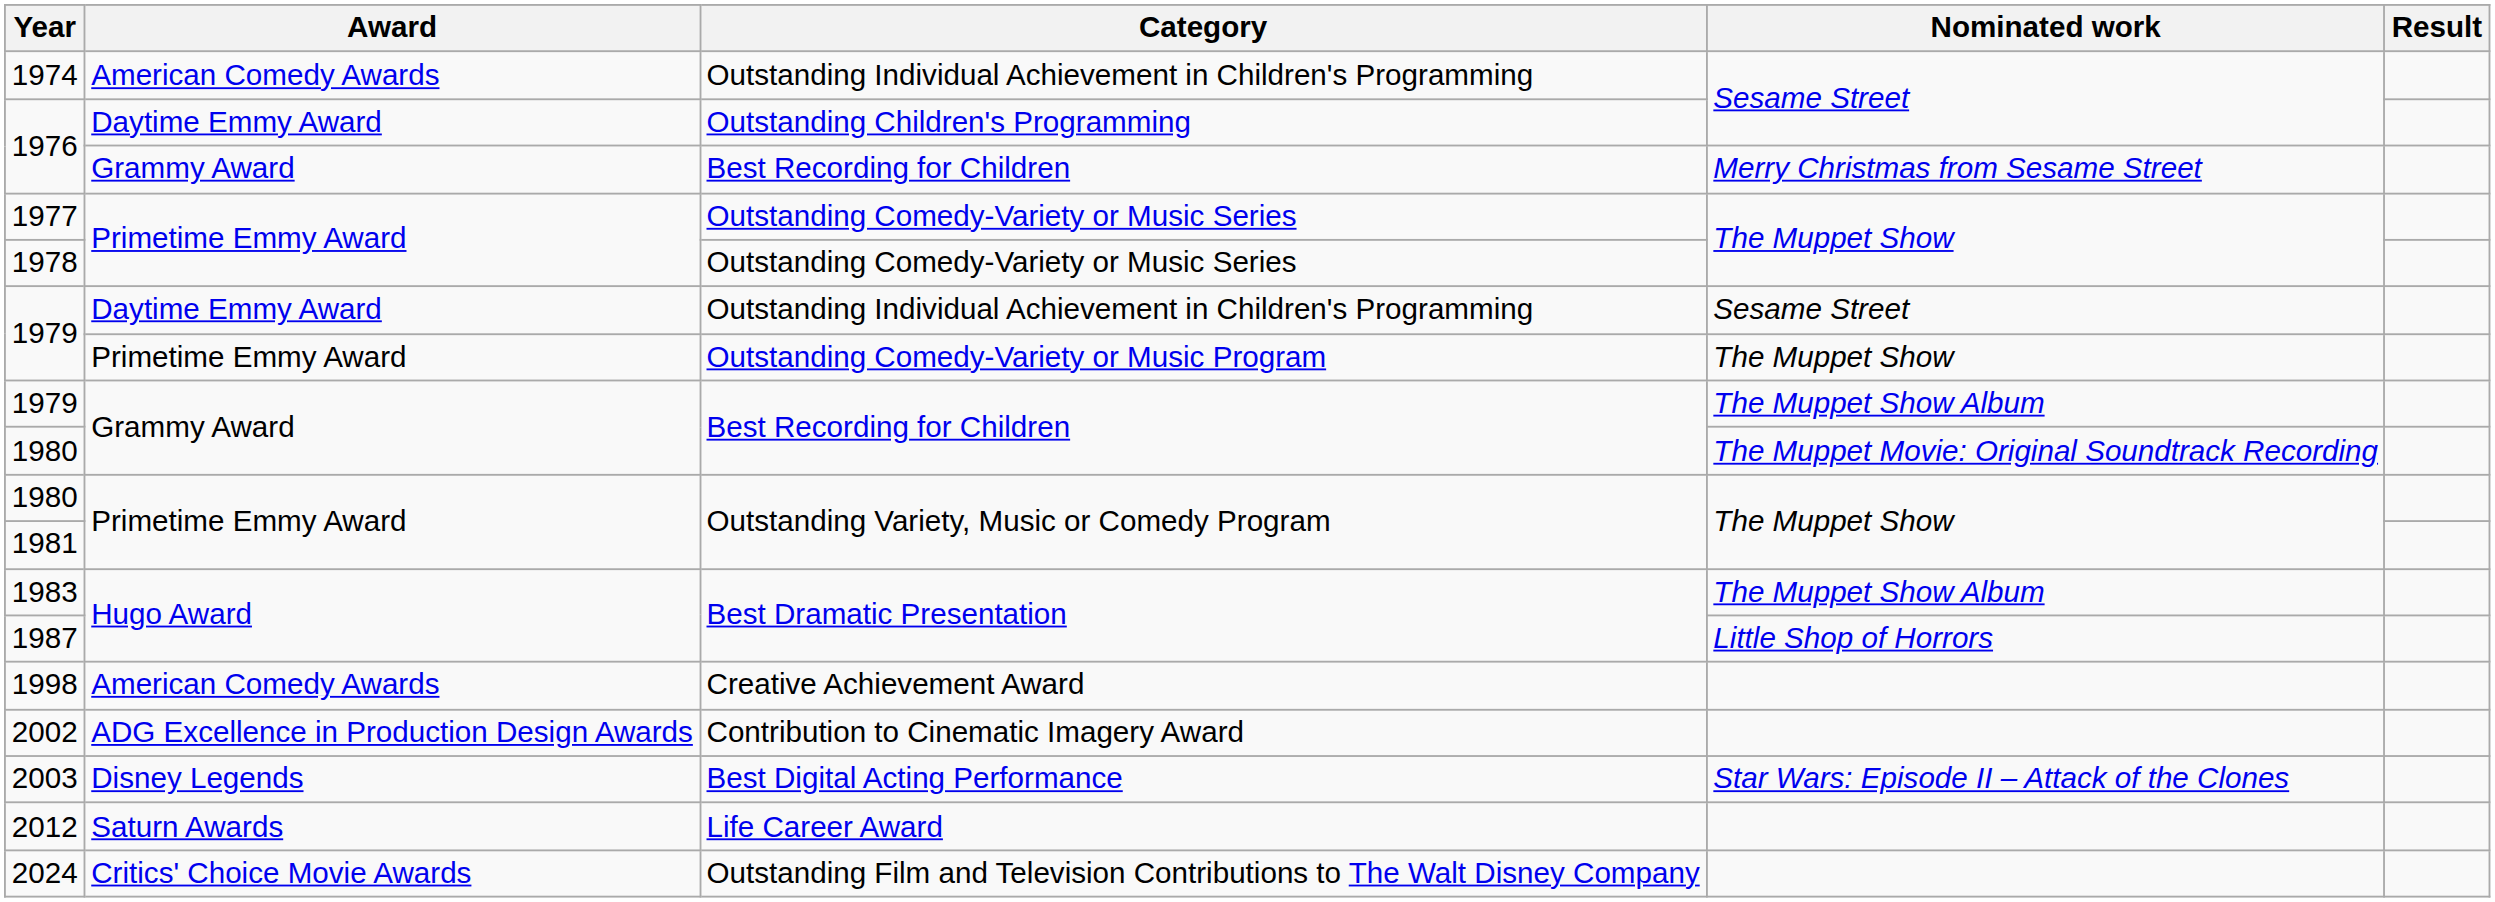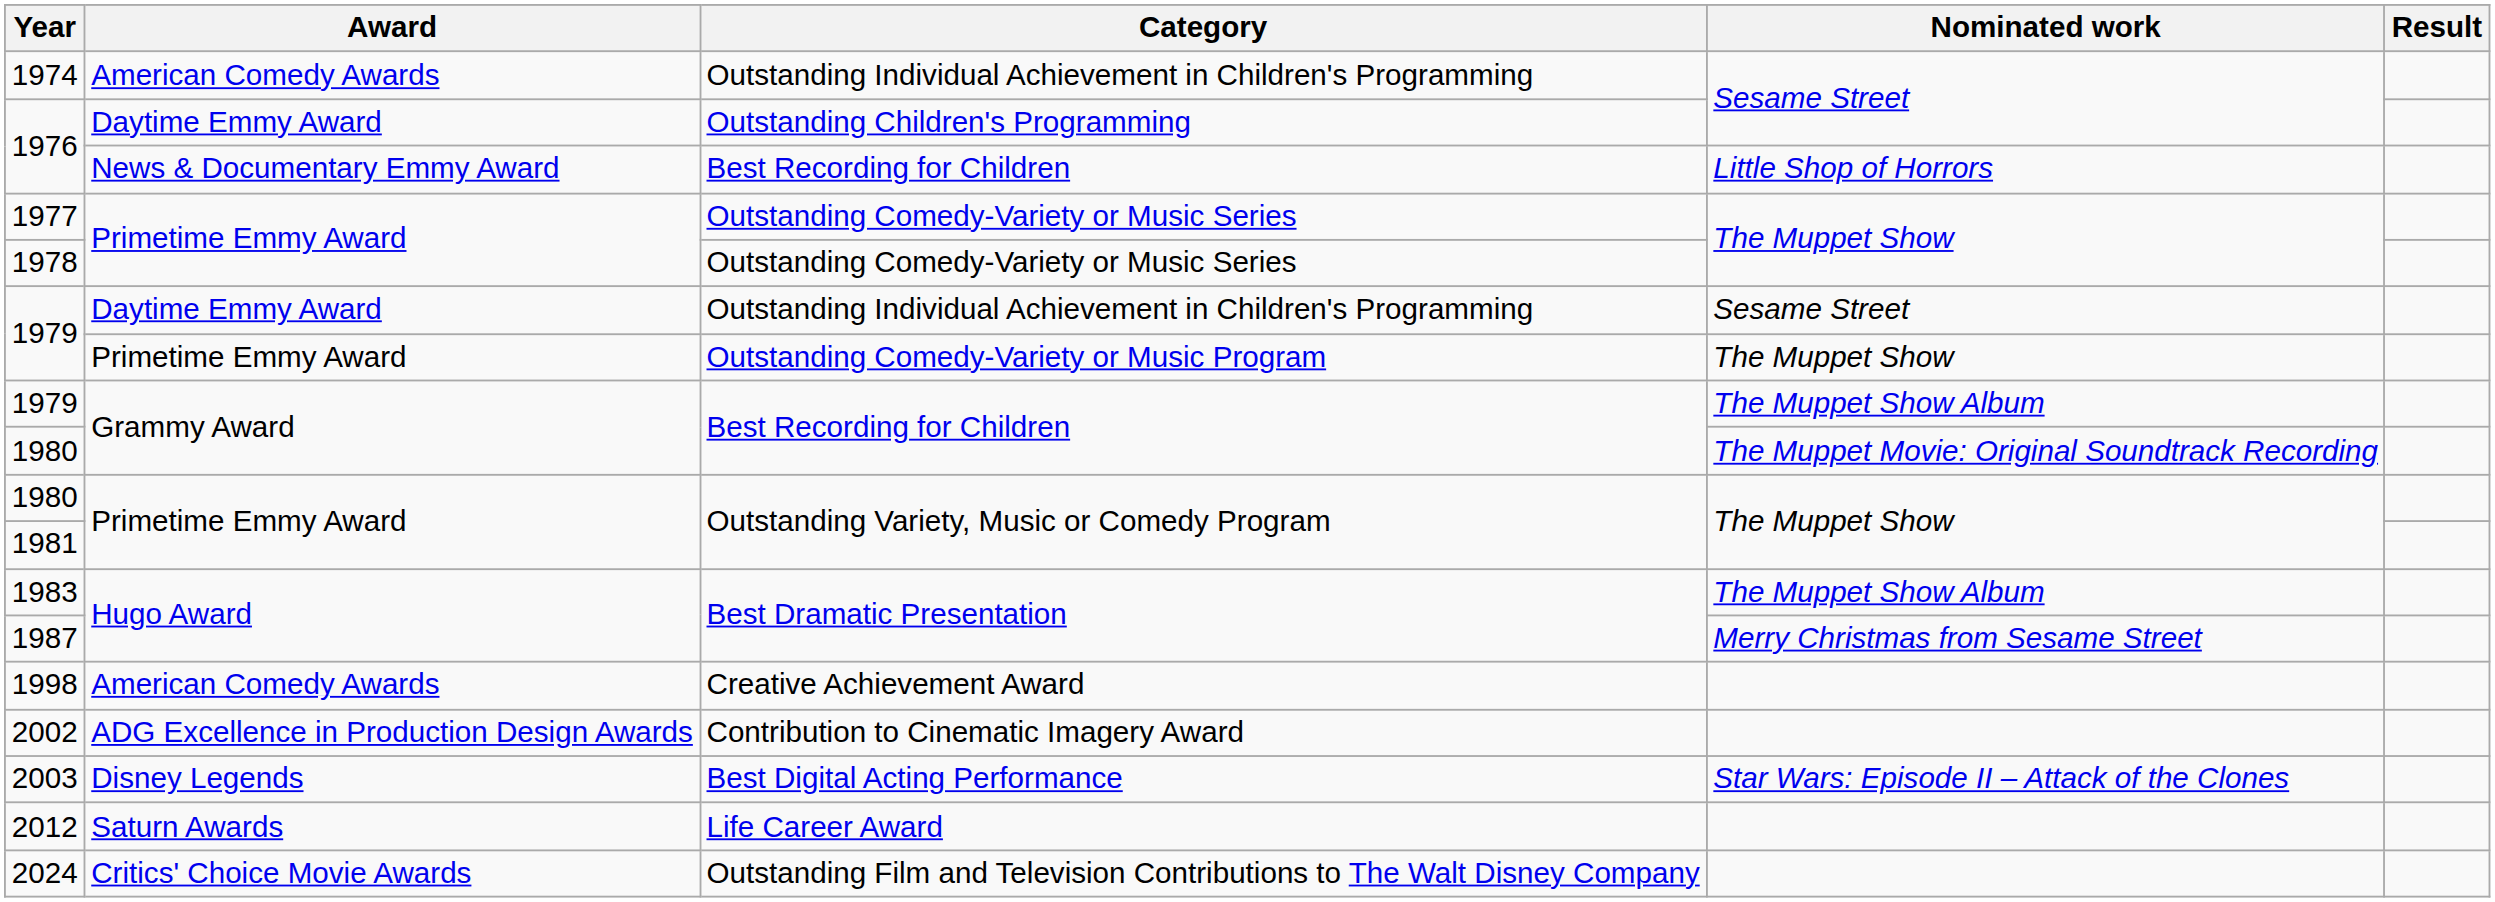(193, 168) Grammy Award -> (325, 168) News & Documentary Emmy Award
(1958, 168) Merry Christmas from Sesame Street -> (1853, 168) Little Shop of Horrors
(1853, 638) Little Shop of Horrors -> (1958, 638) Merry Christmas from Sesame Street
